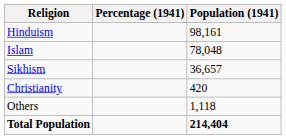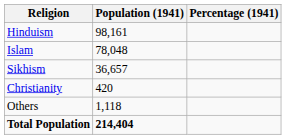columns swapped: (234, 13) <-> (140, 13)
